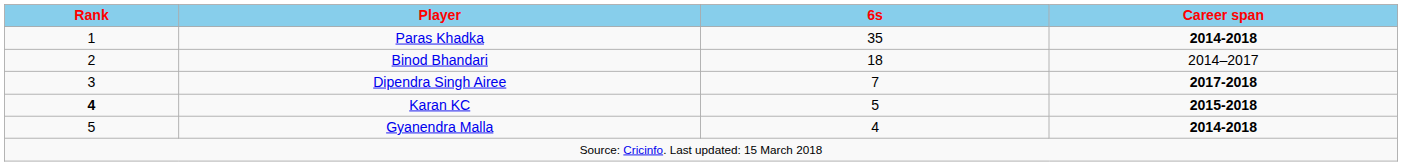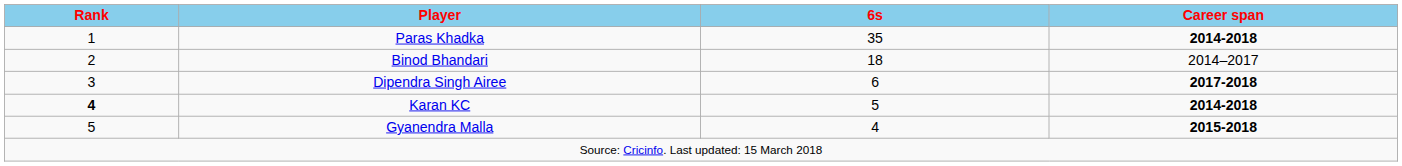(875, 82) 7 -> (875, 82) 6
(1223, 104) 2015-2018 -> (1223, 104) 2014-2018
(1223, 127) 2014-2018 -> (1223, 127) 2015-2018
